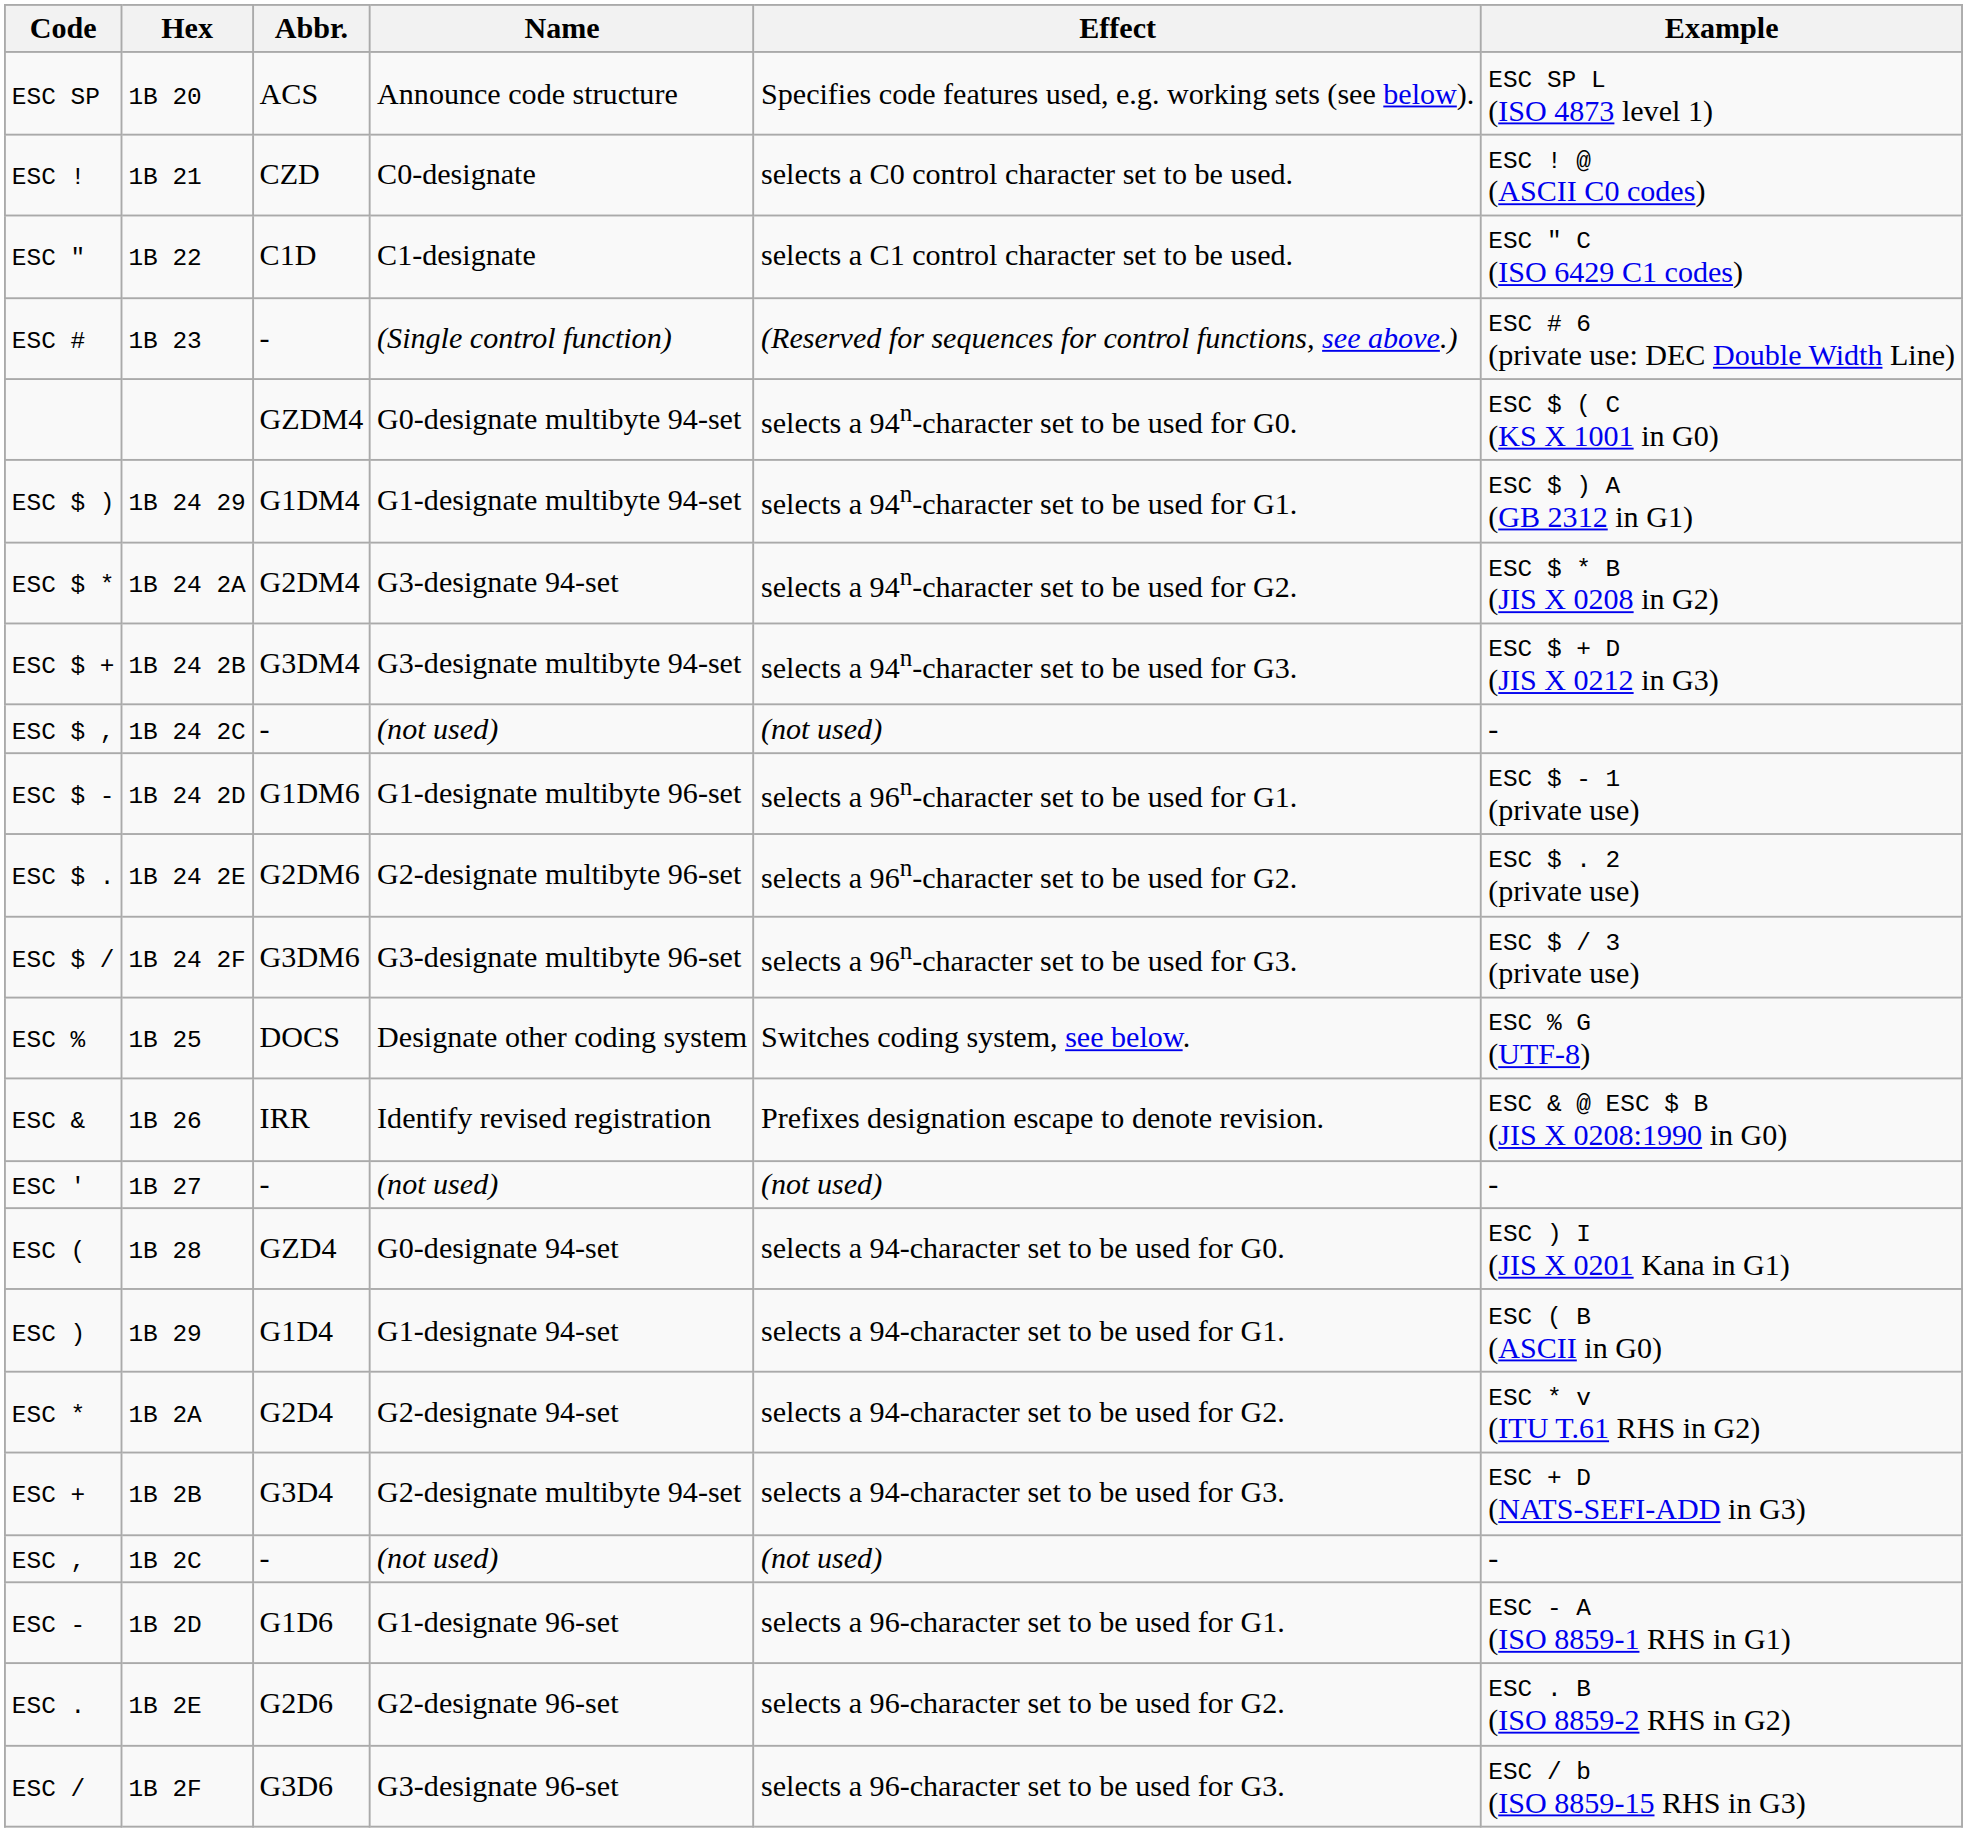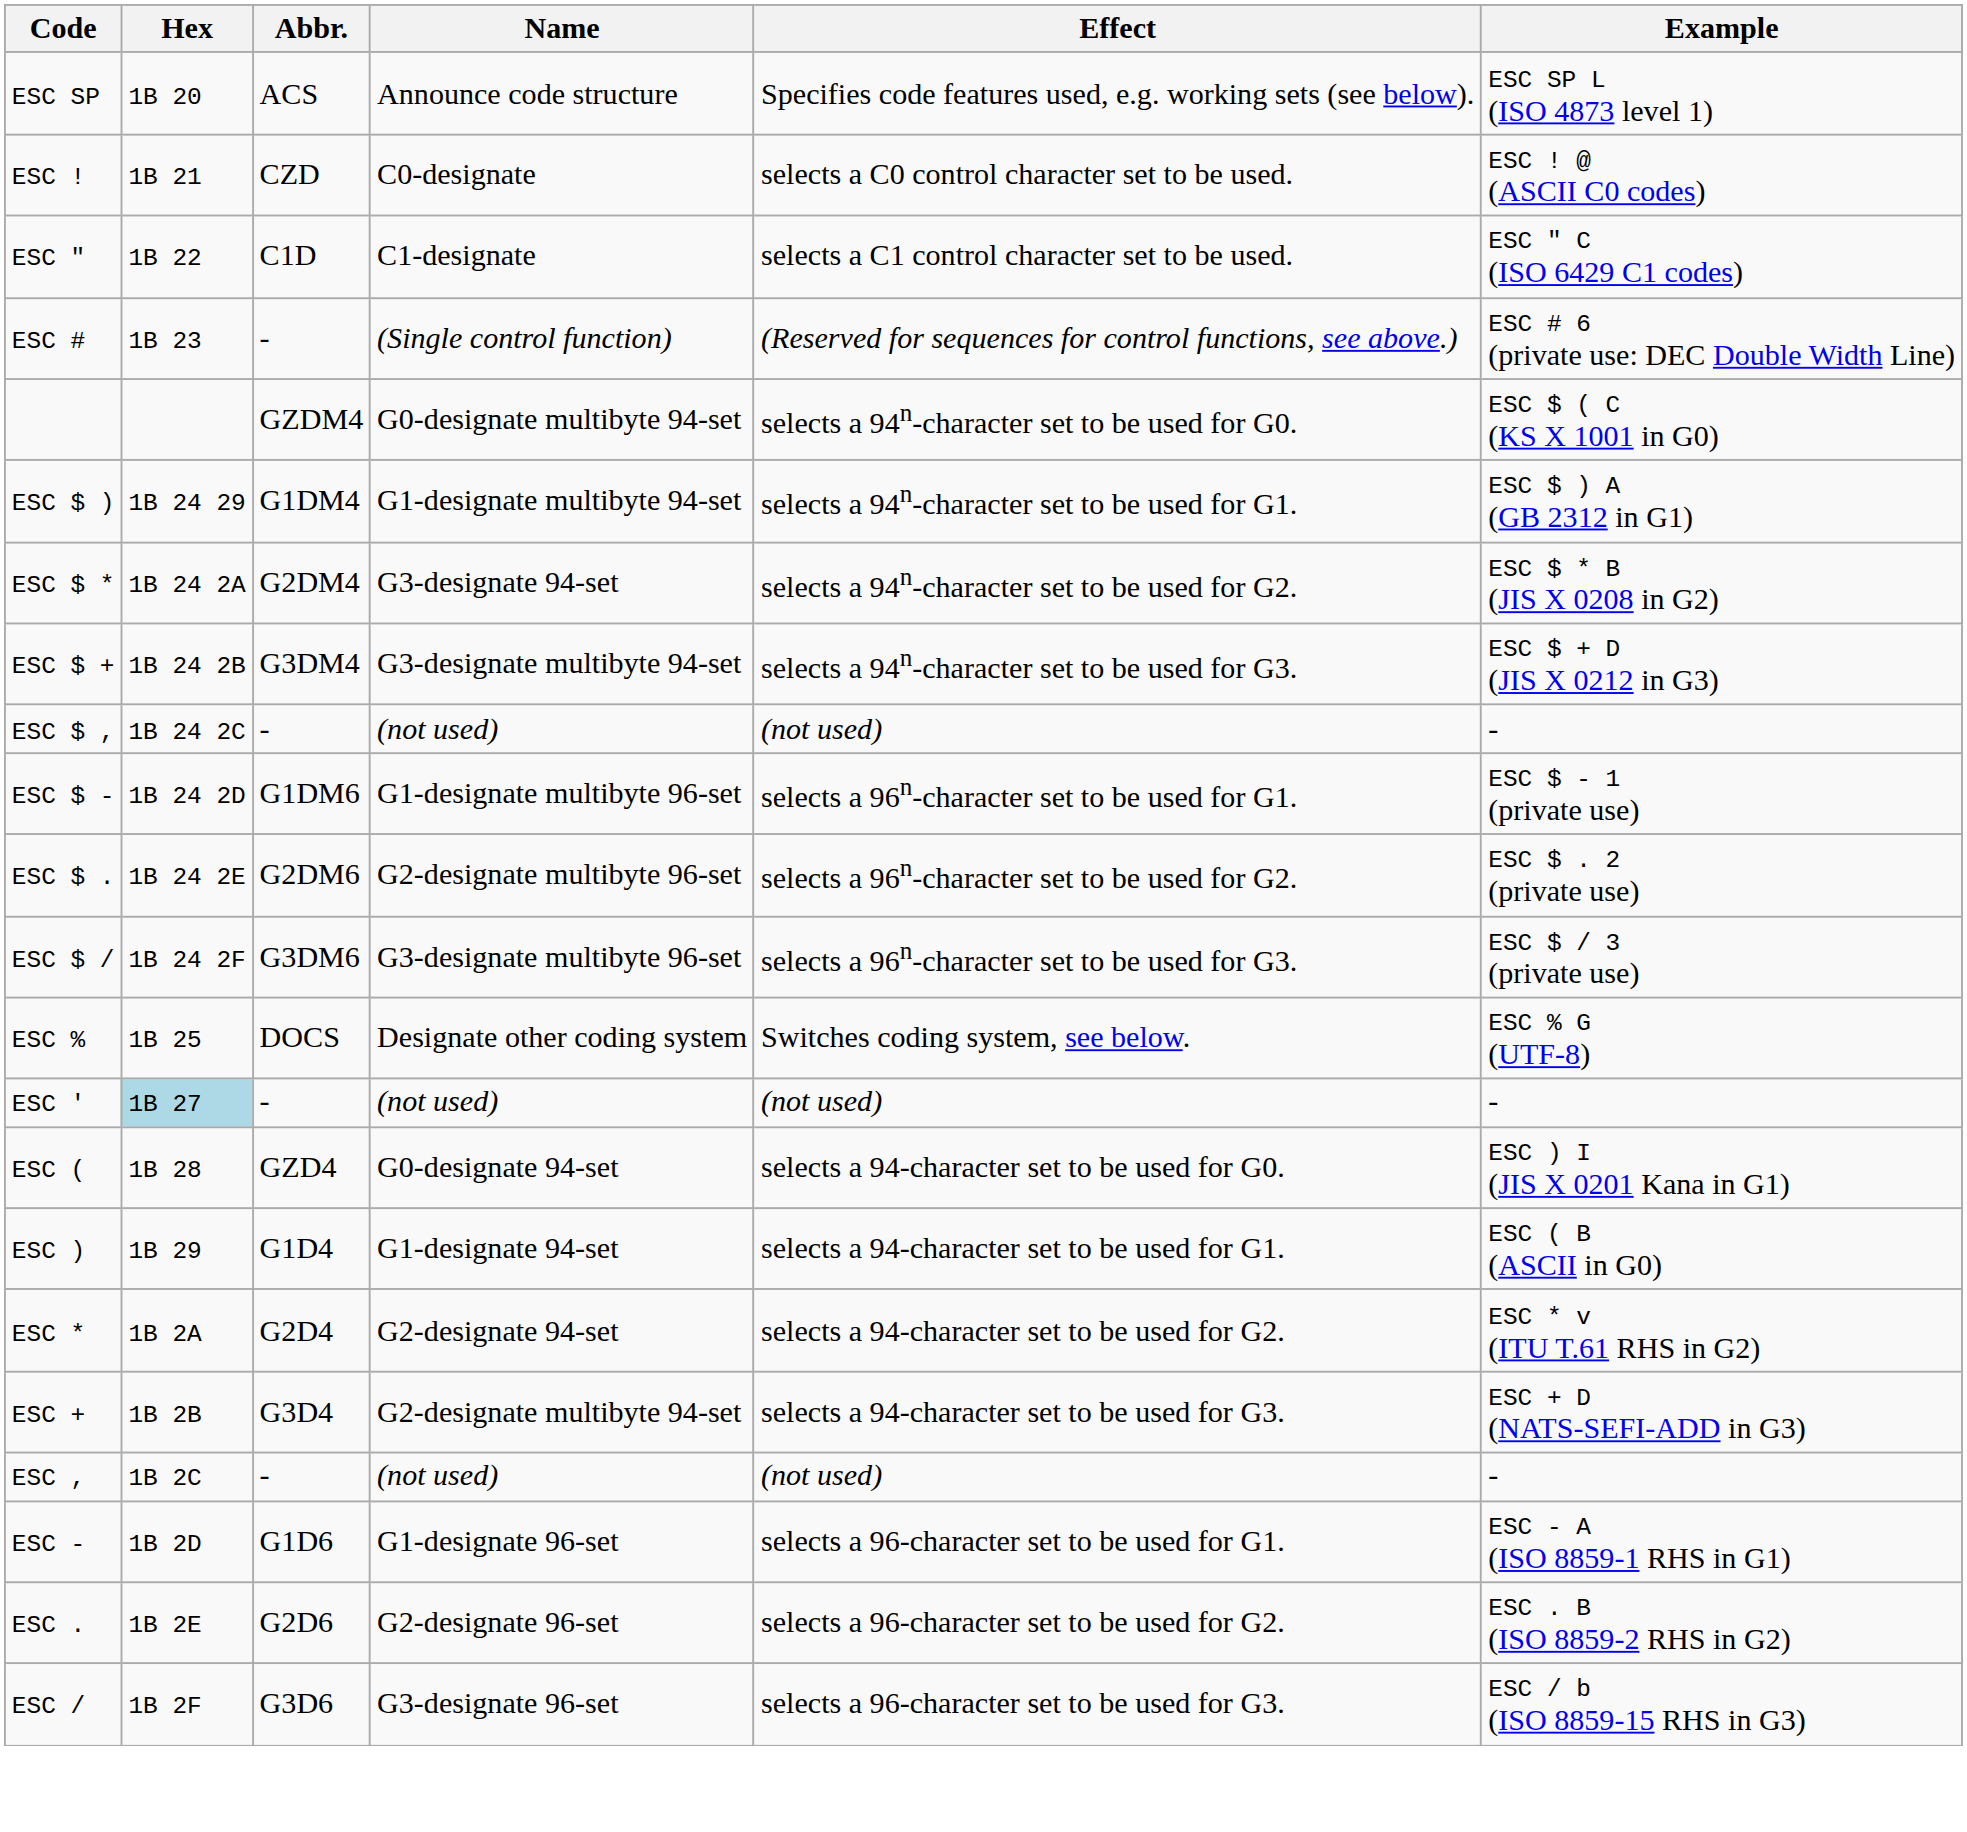- row: (49, 1122)
(165, 1187) no background -> (165, 1106) lightblue background
